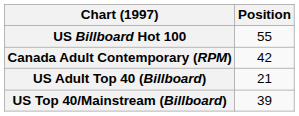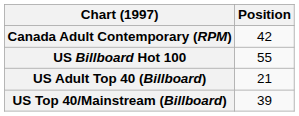rows swapped: (120, 57) <-> (120, 36)
